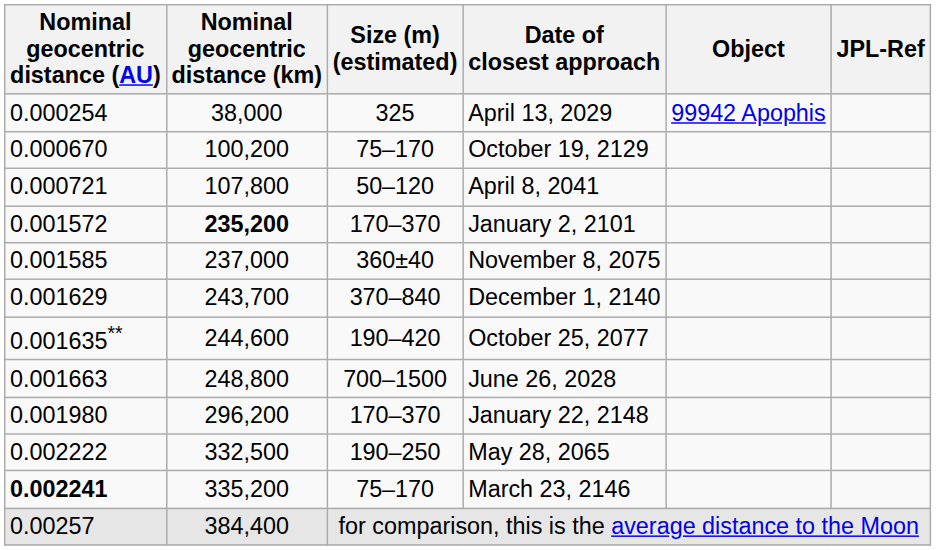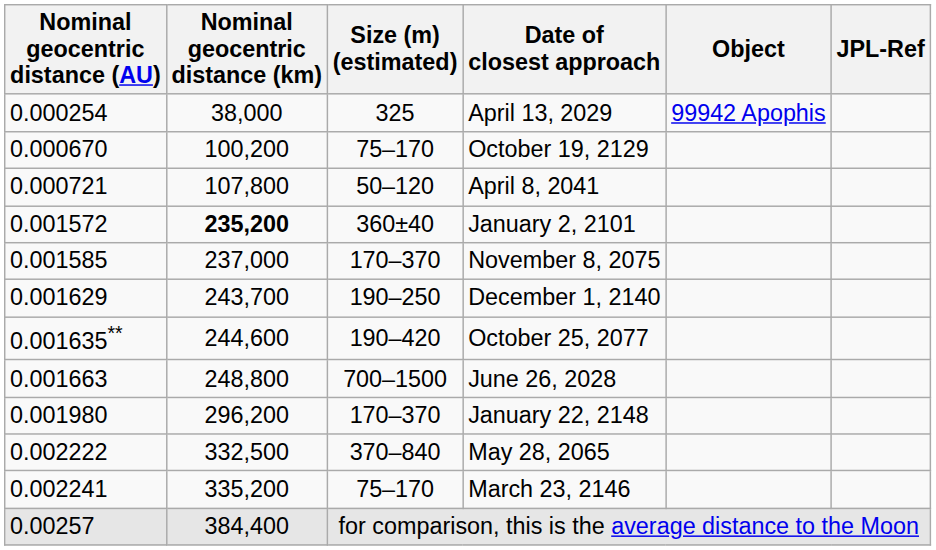(395, 223) 170–370 -> (395, 223) 360±40
(395, 260) 360±40 -> (395, 260) 170–370
(395, 297) 370–840 -> (395, 297) 190–250
(395, 452) 190–250 -> (395, 452) 370–840
(59, 489) bold -> (59, 489) normal
